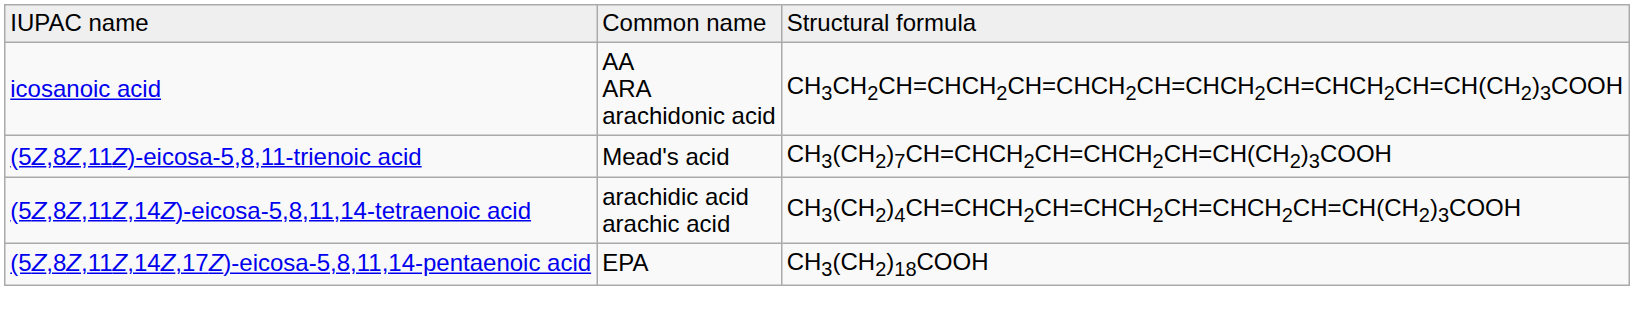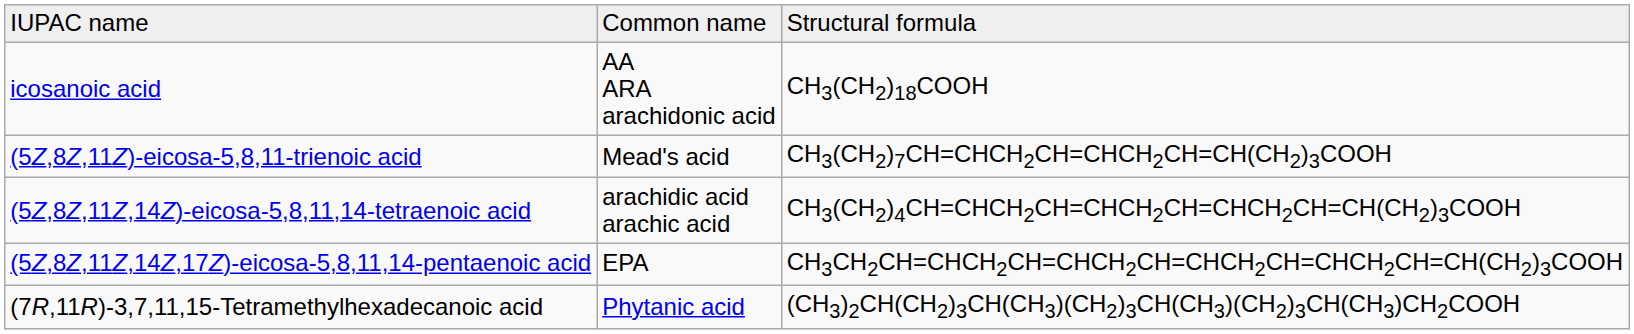(1205, 89) CH3CH2CH=CHCH2CH=CHCH2CH=CHCH2CH=CHCH2CH=CH(CH2)3COOH -> (888, 89) CH3(CH2)18COOH
(888, 264) CH3(CH2)18COOH -> (1205, 264) CH3CH2CH=CHCH2CH=CHCH2CH=CHCH2CH=CHCH2CH=CH(CH2)3COOH
+ row: (277, 306)
